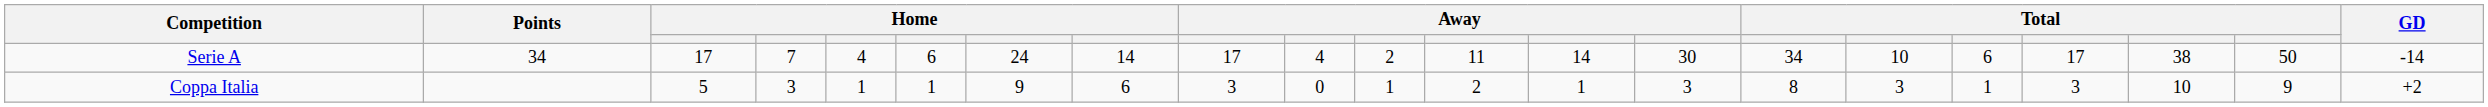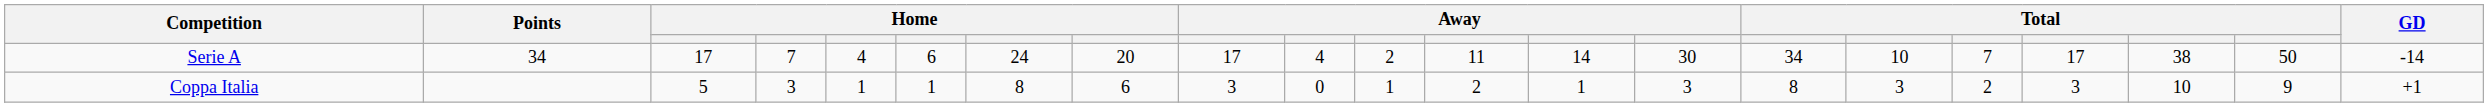(1126, 57) 14 -> (1126, 57) 20
(1988, 57) 6 -> (1988, 57) 7
(1019, 87) 9 -> (1019, 87) 8
(1988, 87) 1 -> (1988, 87) 2
(2412, 87) +2 -> (2412, 87) +1
